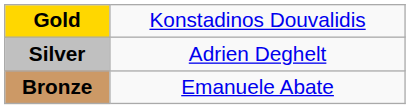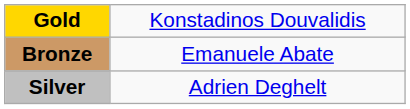rows swapped: (57, 53) <-> (57, 86)
